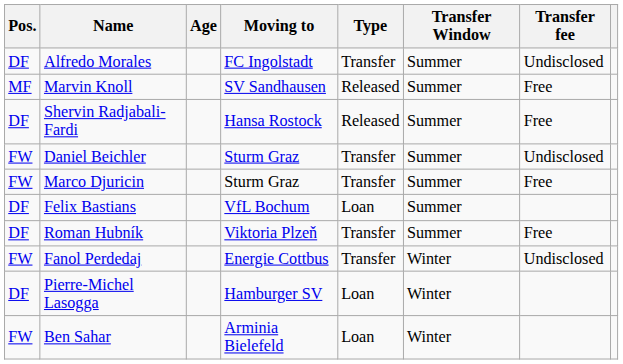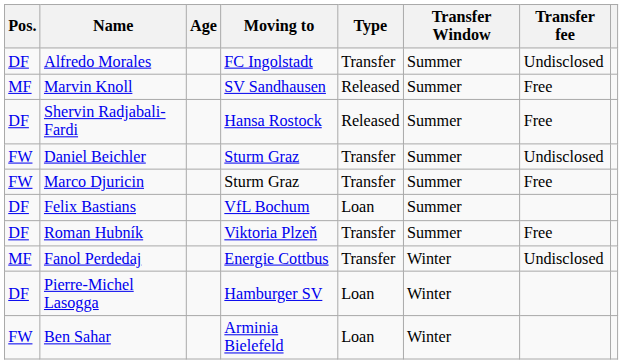(20, 258) FW -> (20, 258) MF
